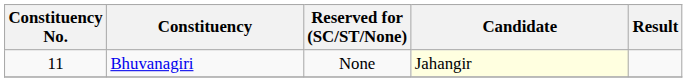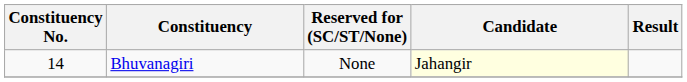(56, 63) 11 -> (56, 63) 14
